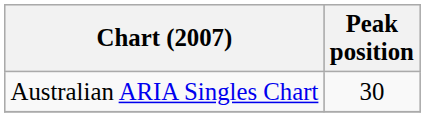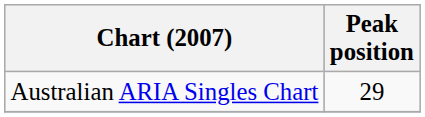(372, 91) 30 -> (372, 91) 29
